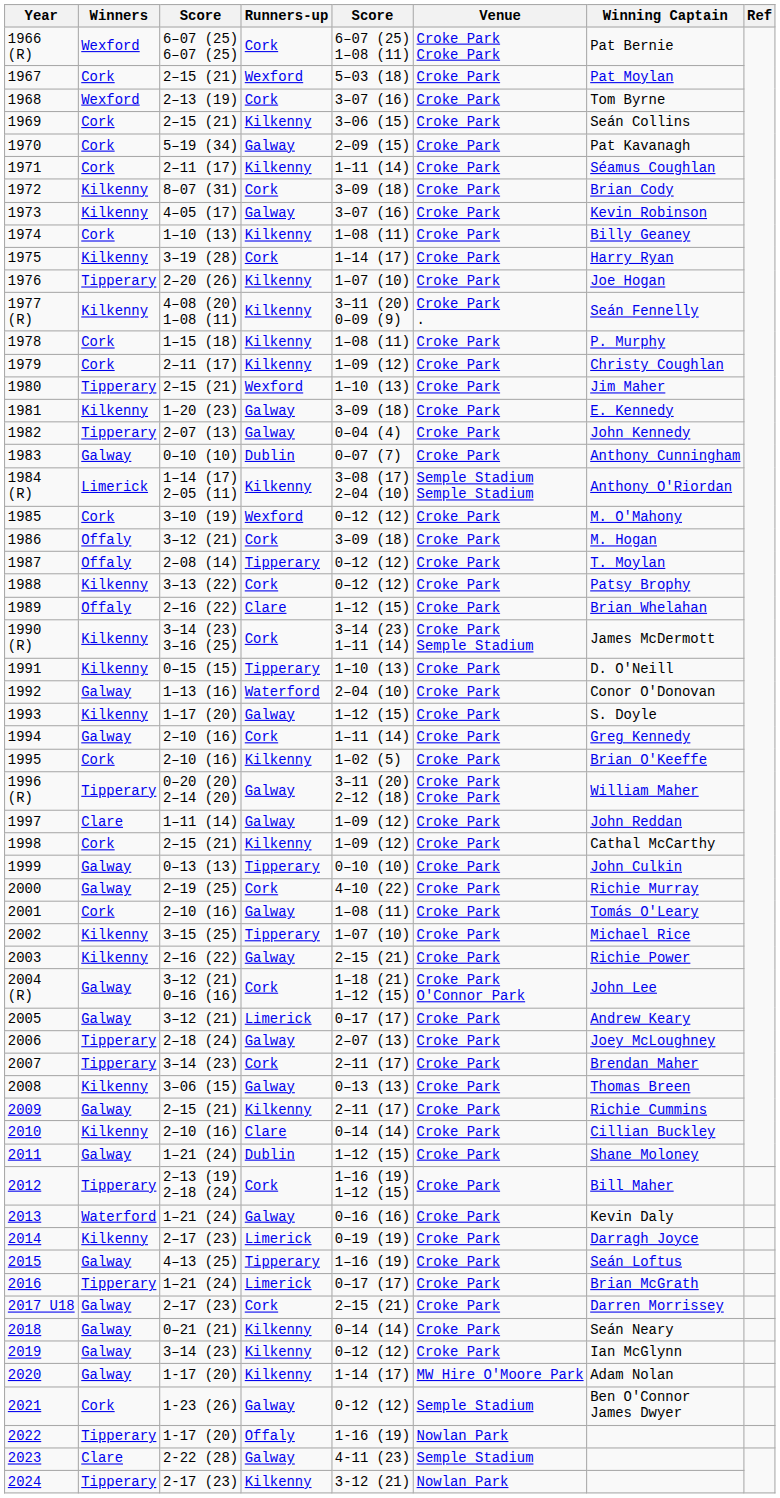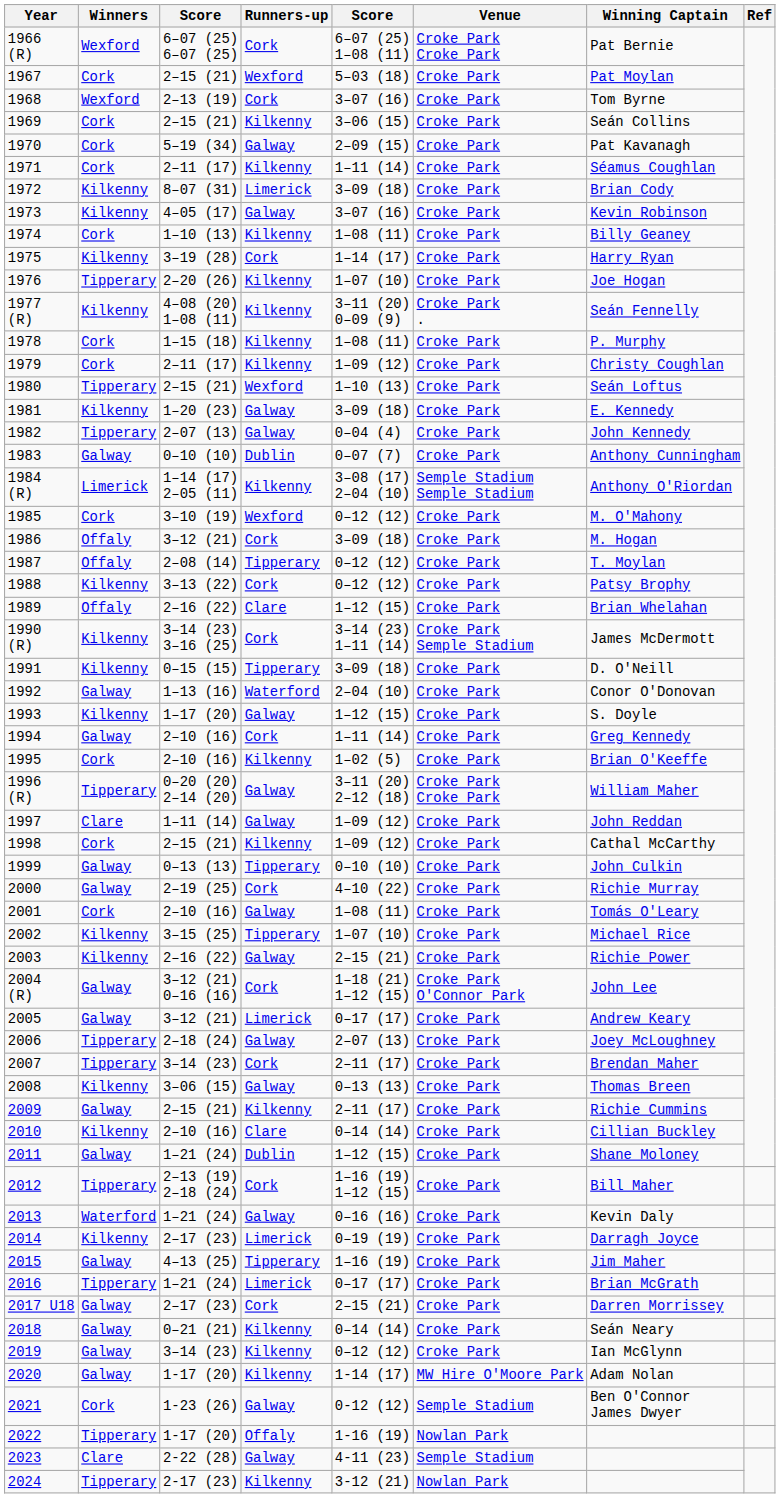(261, 191) Cork -> (278, 191) Limerick
(628, 388) Jim Maher -> (636, 388) Seán Loftus
(372, 670) 1–10 (13) -> (372, 670) 3–09 (18)
(636, 1262) Seán Loftus -> (628, 1262) Jim Maher
